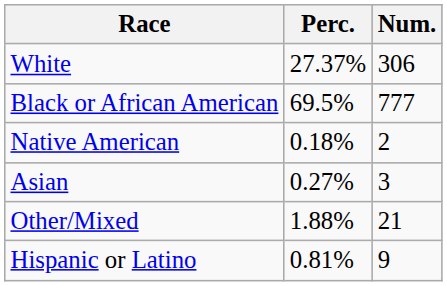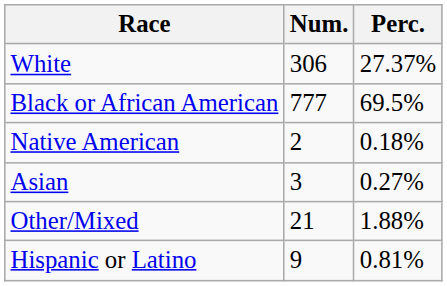columns swapped: (407, 24) <-> (328, 24)
